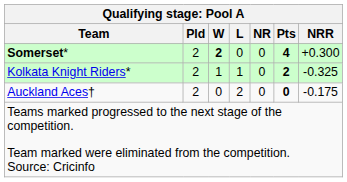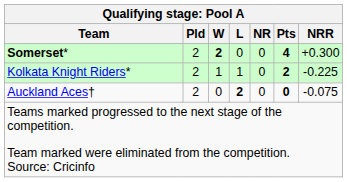(320, 72) -0.325 -> (320, 72) -0.225
(240, 92) normal -> (240, 92) bold
(320, 92) -0.175 -> (320, 92) -0.075
